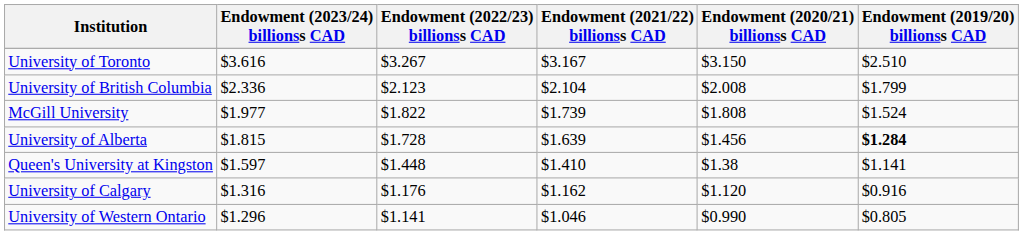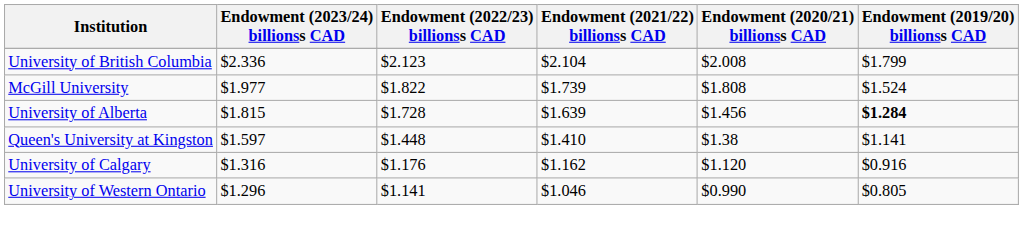- row: (79, 61)
